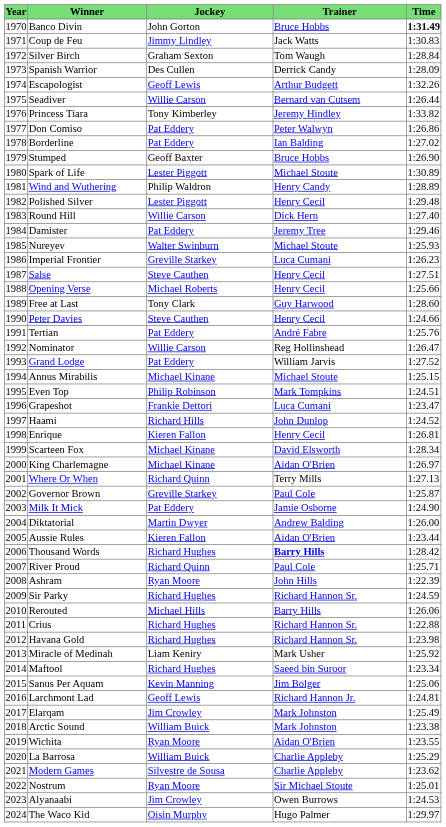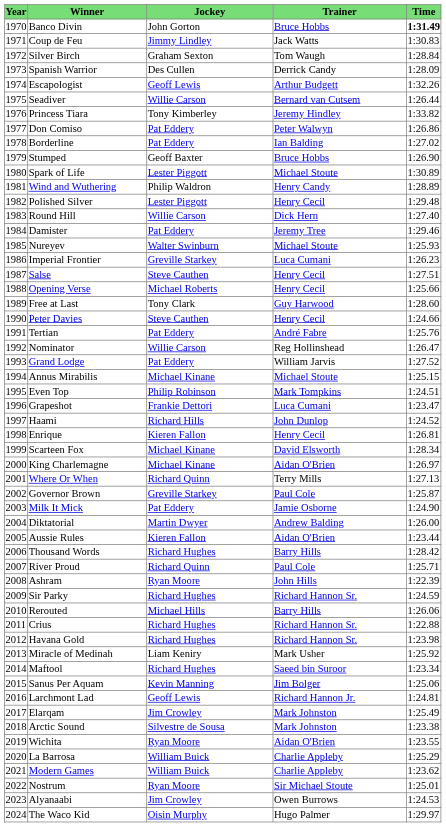(299, 552) bold -> (297, 552) normal
(179, 727) William Buick -> (186, 727) Silvestre de Sousa
(186, 770) Silvestre de Sousa -> (179, 770) William Buick
